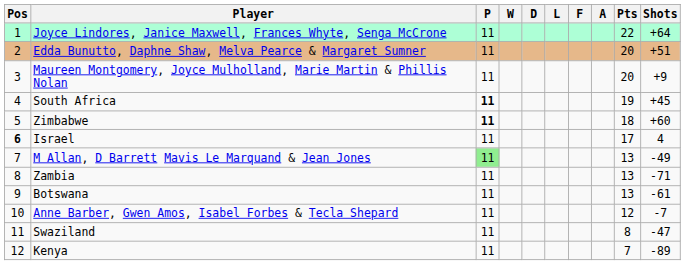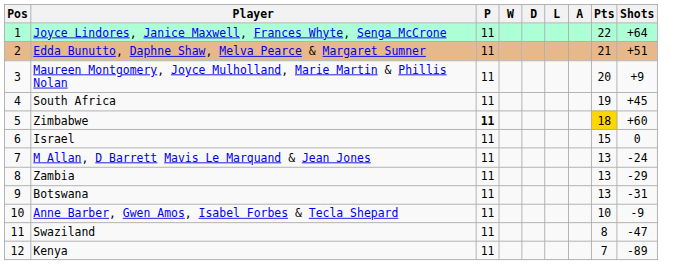- column: (580, 14)
(627, 51) 20 -> (604, 51) 21
(488, 102) bold -> (488, 102) normal
(627, 120) no background -> (604, 120) gold background
(17, 139) bold -> (17, 139) normal
(627, 139) 17 -> (604, 139) 15
(660, 139) 4 -> (637, 139) 0
(488, 157) lightgreen background -> (488, 157) no background
(660, 157) -49 -> (637, 157) -24
(660, 176) -71 -> (637, 176) -29
(660, 195) -61 -> (637, 195) -31
(627, 213) 12 -> (604, 213) 10
(660, 213) -7 -> (637, 213) -9
